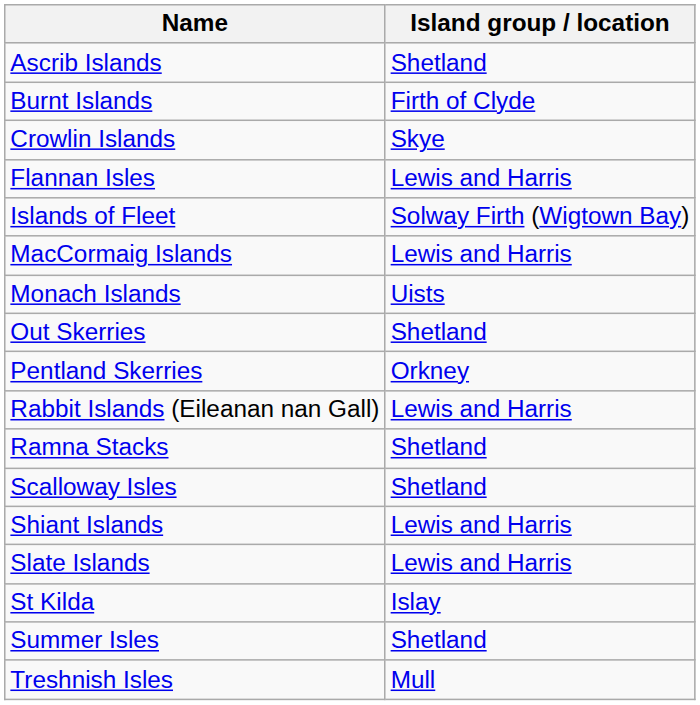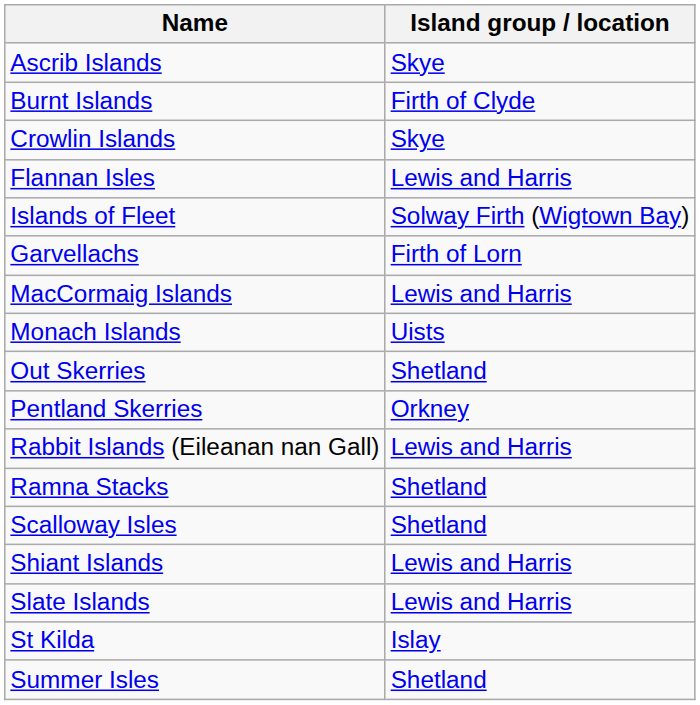(439, 62) Shetland -> (418, 62) Skye
+ row: (75, 255)
- row: (92, 679)
